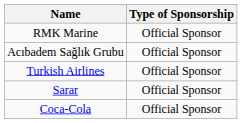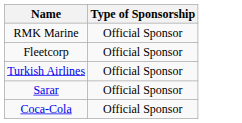- row: (65, 52)
+ row: (46, 52)
